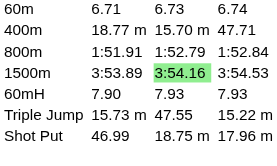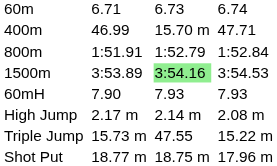(119, 30) 18.77 m -> (110, 30) 46.99
+ row: (41, 115)
(110, 136) 46.99 -> (119, 157) 18.77 m
